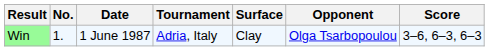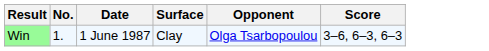- column: (193, 14)
